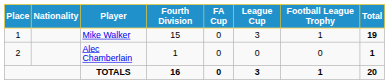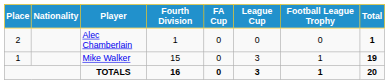rows swapped: (106, 35) <-> (107, 54)
